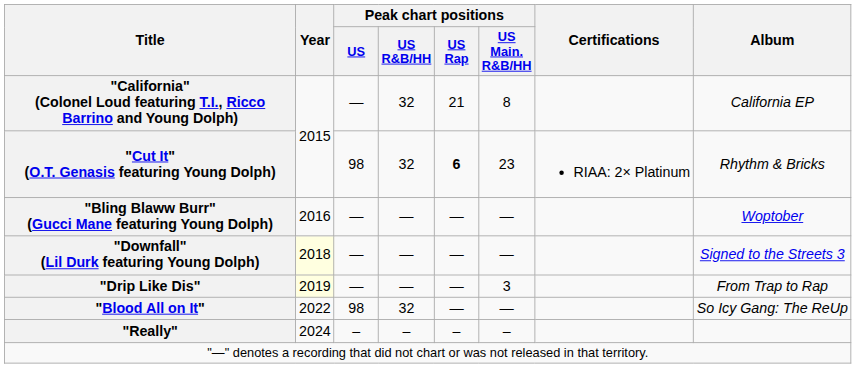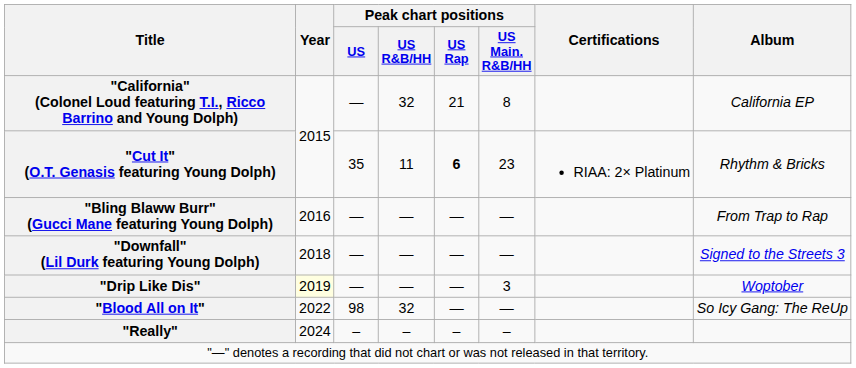(356, 163) 98 -> (356, 163) 35
(406, 163) 32 -> (406, 163) 11
(772, 216) Woptober -> (772, 216) From Trap to Rap
(315, 255) lightyellow background -> (315, 255) no background
(772, 286) From Trap to Rap -> (772, 286) Woptober
